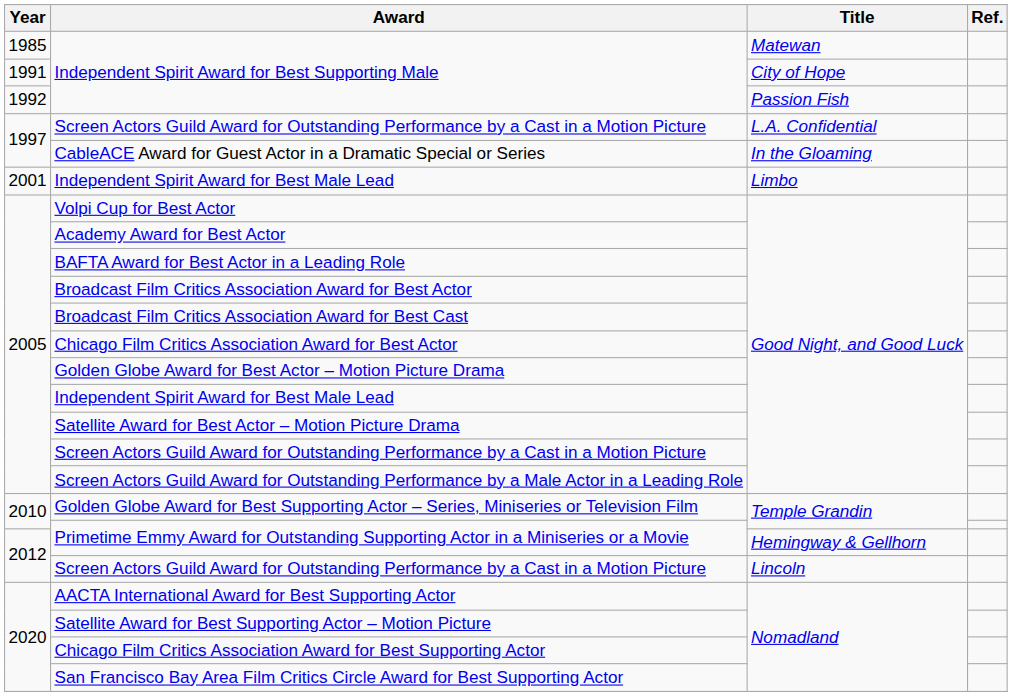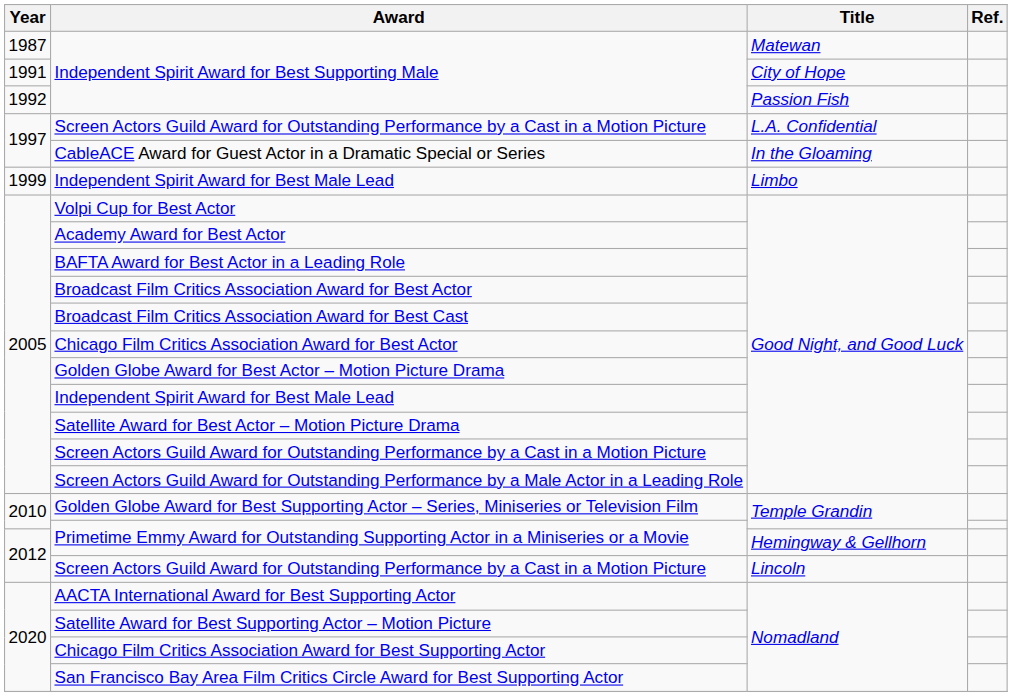(28, 45) 1985 -> (28, 45) 1987
(28, 180) 2001 -> (28, 180) 1999
